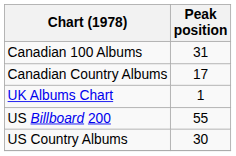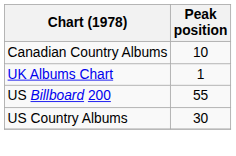- row: (75, 52)
(201, 74) 17 -> (201, 52) 10
